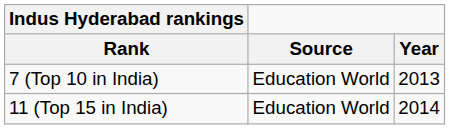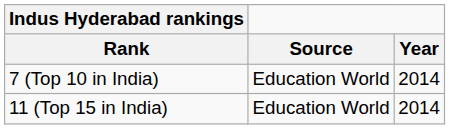(419, 78) 2013 -> (419, 78) 2014
